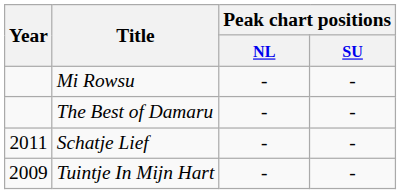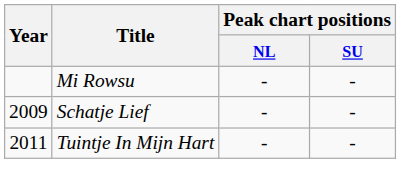- row: (135, 111)
(28, 142) 2011 -> (28, 111) 2009
(28, 173) 2009 -> (28, 142) 2011
